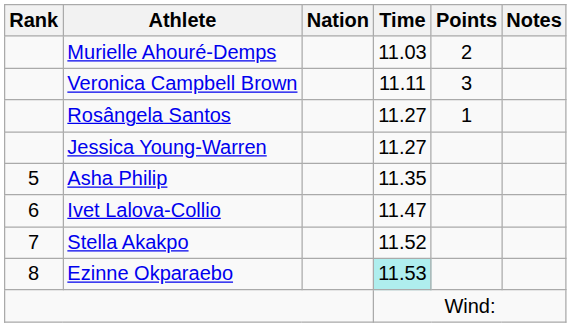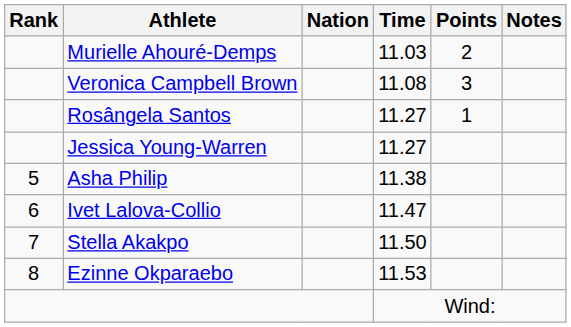(402, 83) 11.11 -> (402, 83) 11.08
(402, 178) 11.35 -> (402, 178) 11.38
(402, 242) 11.52 -> (402, 242) 11.50
(402, 274) paleturquoise background -> (402, 274) no background
